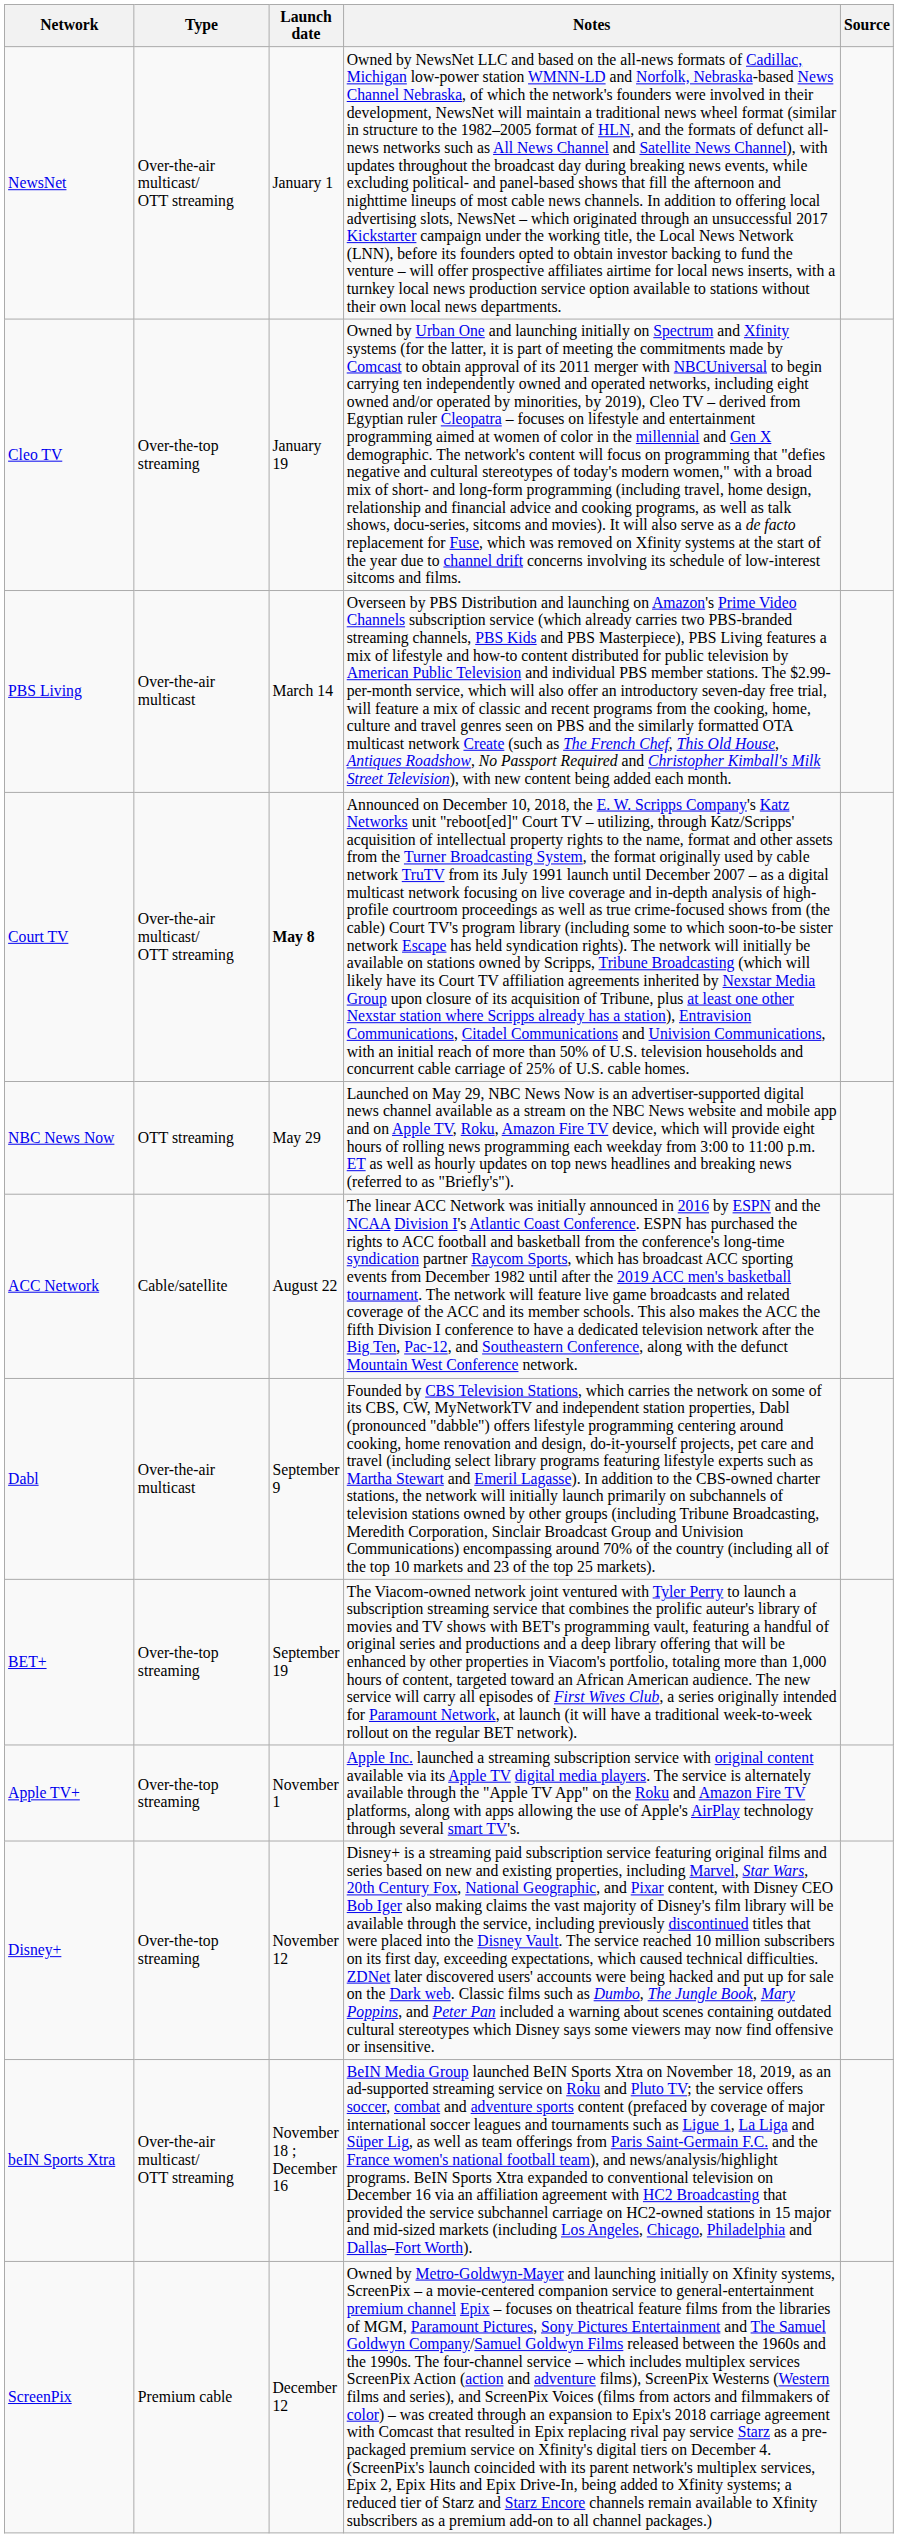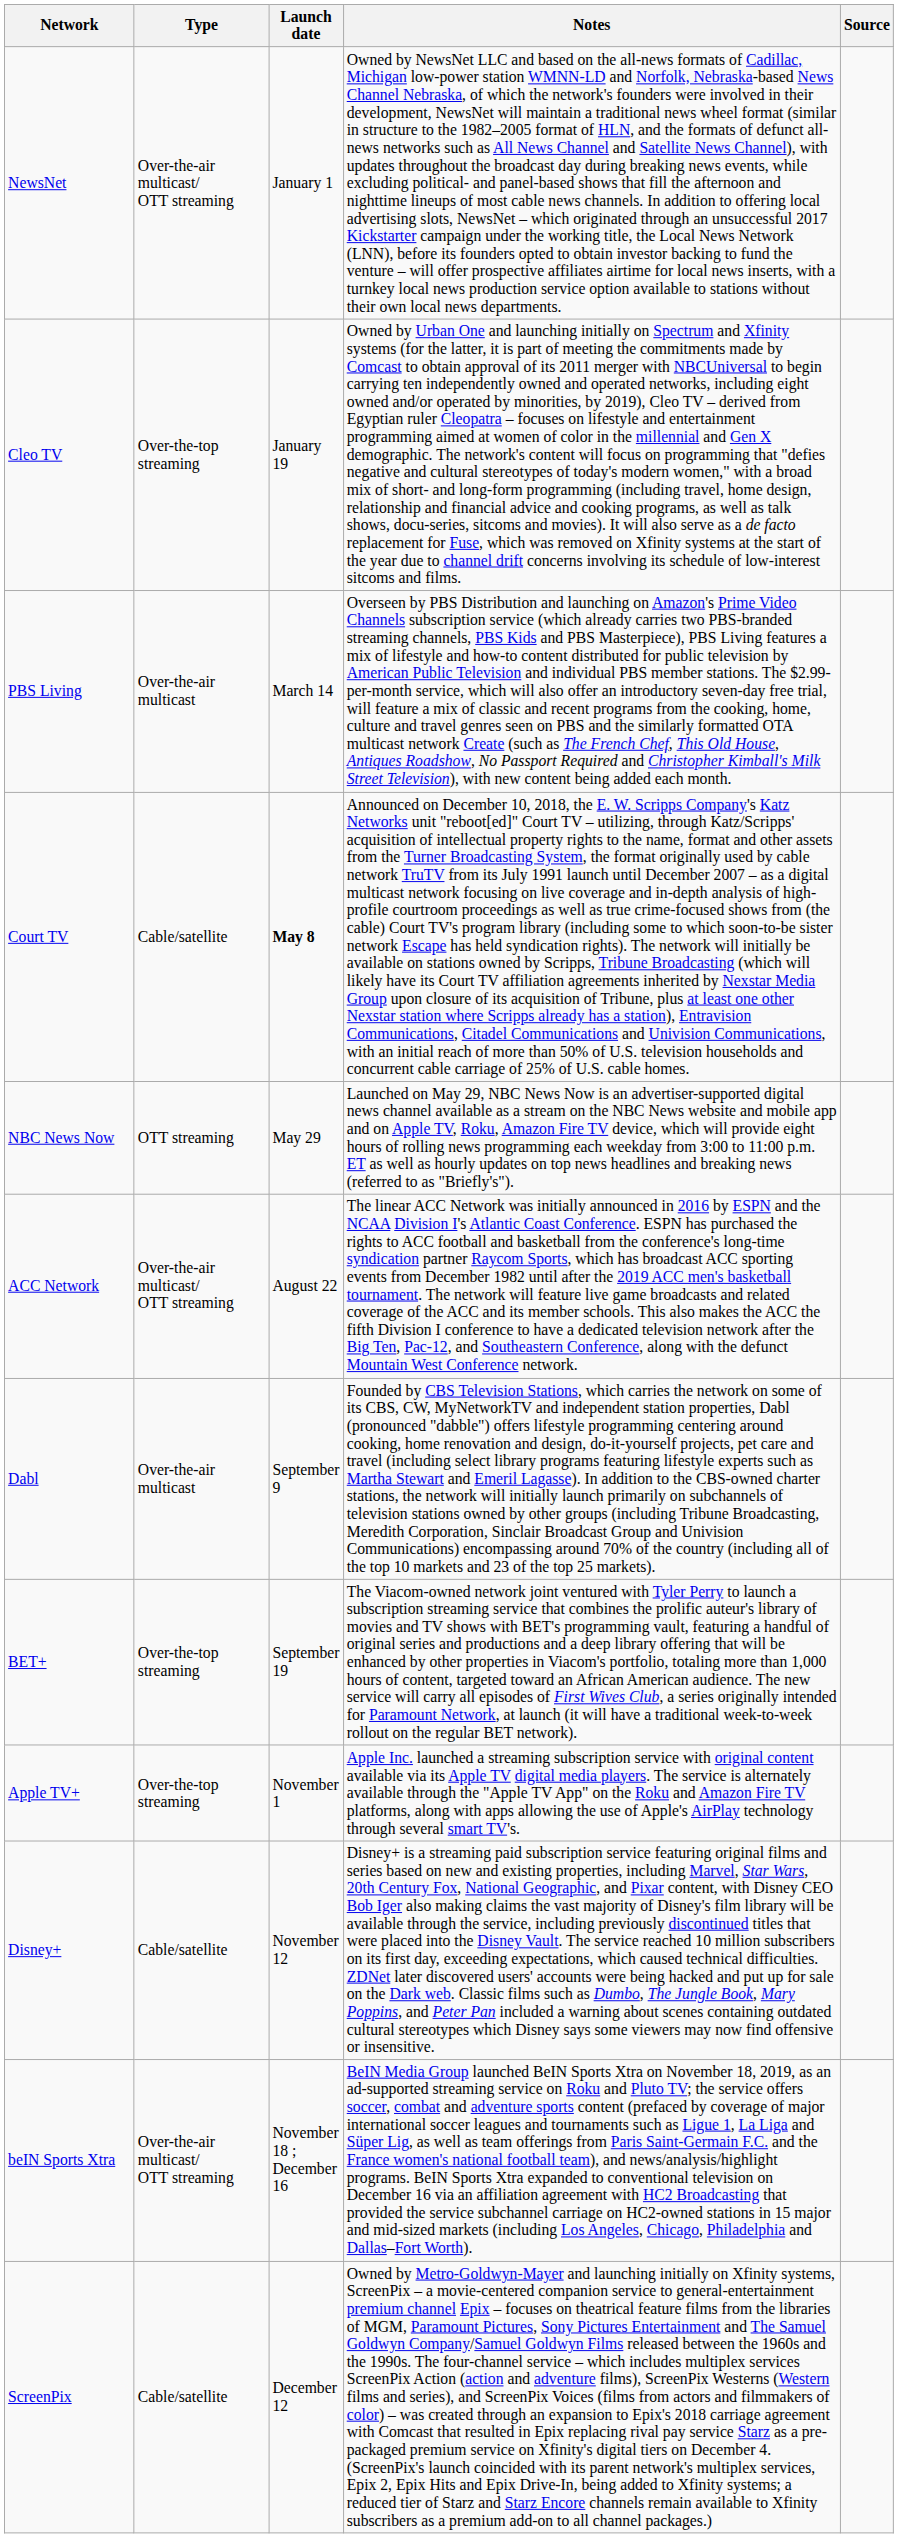(186, 936) Over-the-air multicast/ OTT streaming -> (183, 936) Cable/satellite
(183, 1286) Cable/satellite -> (186, 1286) Over-the-air multicast/ OTT streaming
(178, 1950) Over-the-top streaming -> (183, 1950) Cable/satellite
(185, 2396) Premium cable -> (183, 2396) Cable/satellite
